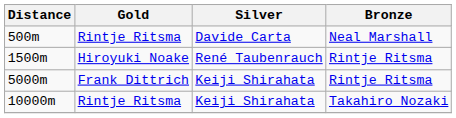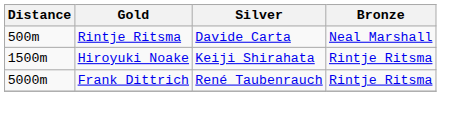(259, 59) René Taubenrauch -> (255, 59) Keiji Shirahata
(255, 80) Keiji Shirahata -> (259, 80) René Taubenrauch
- row: (32, 102)
